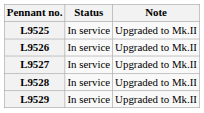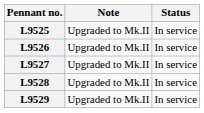columns swapped: (89, 13) <-> (156, 13)
